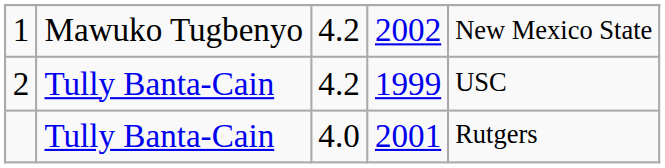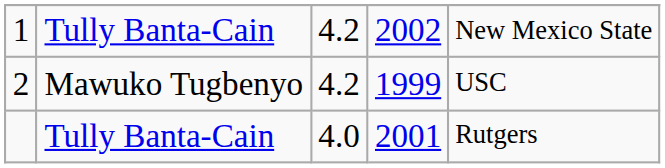(174, 30) Mawuko Tugbenyo -> (159, 30) Tully Banta-Cain
(159, 83) Tully Banta-Cain -> (174, 83) Mawuko Tugbenyo
